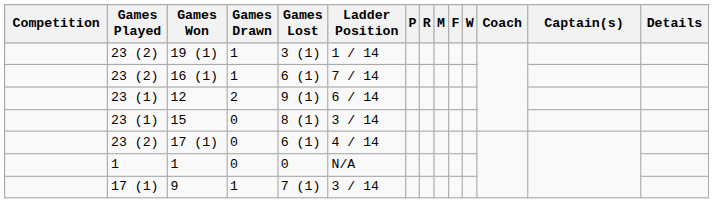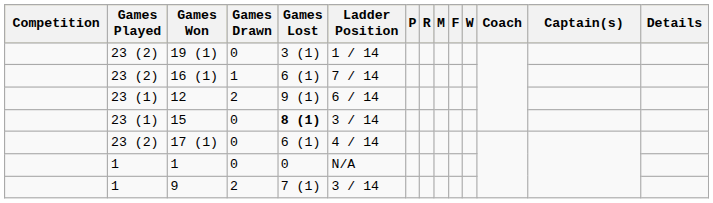(234, 53) 1 -> (234, 53) 0
(301, 120) normal -> (301, 120) bold
(135, 187) 17 (1) -> (115, 187) 1
(234, 187) 1 -> (234, 187) 2
